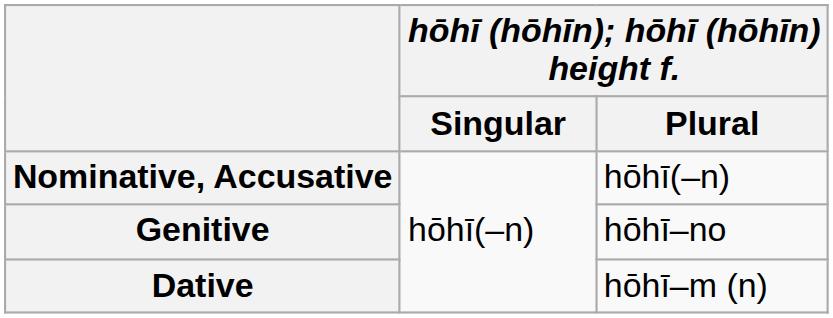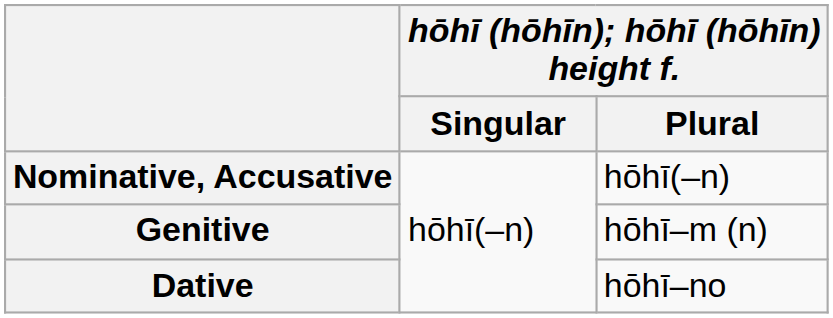(665, 230) hōhī–no -> (686, 230) hōhī–m (n)
(686, 284) hōhī–m (n) -> (665, 284) hōhī–no
